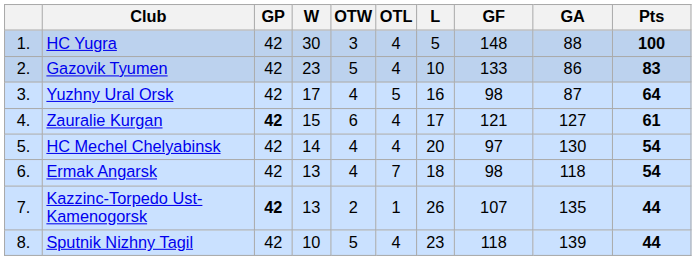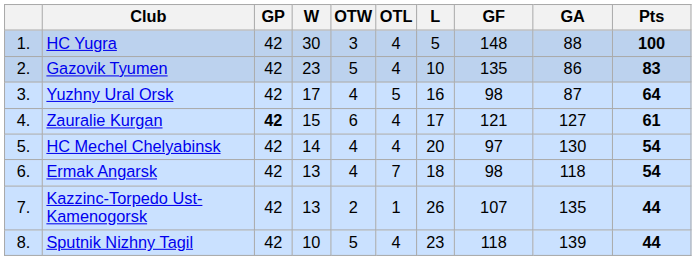(494, 69) 133 -> (494, 69) 135
(273, 207) bold -> (273, 207) normal
